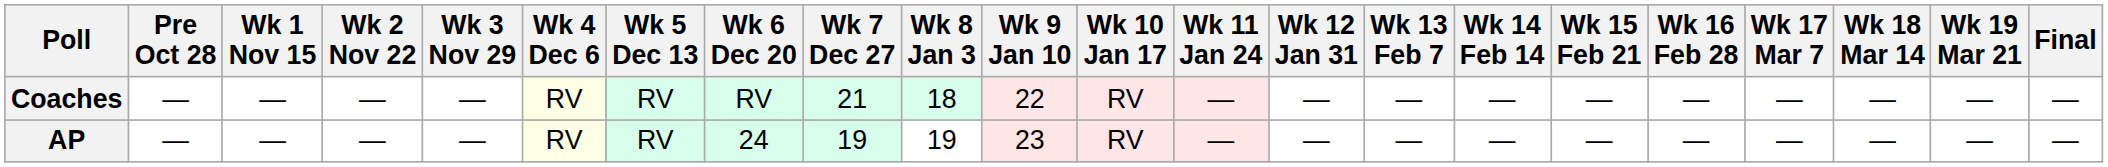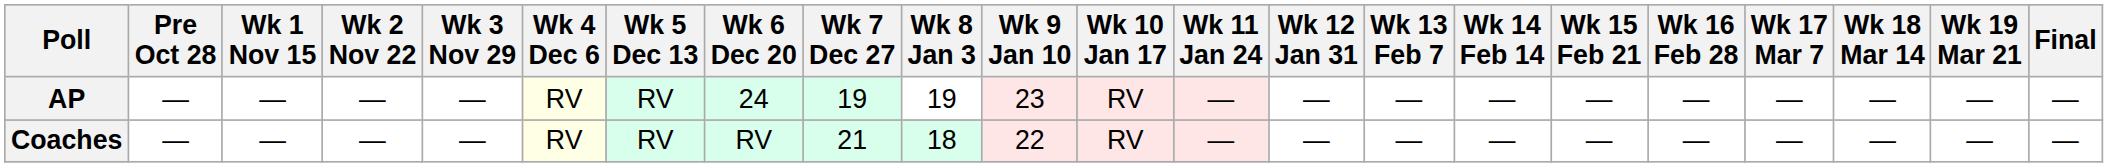rows swapped: (67, 140) <-> (67, 98)
